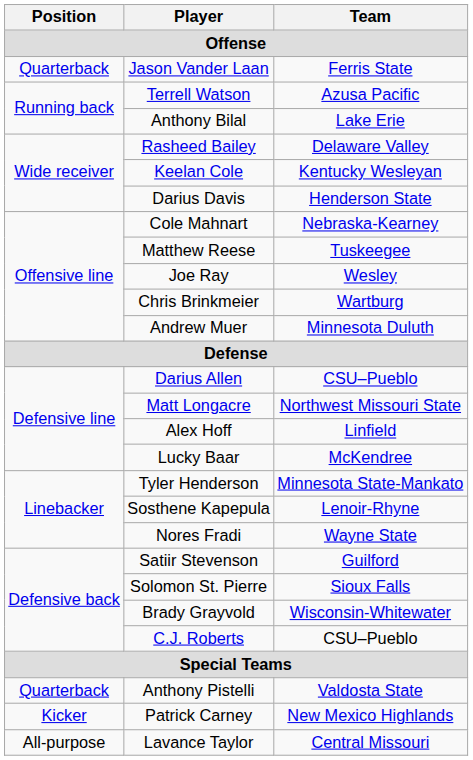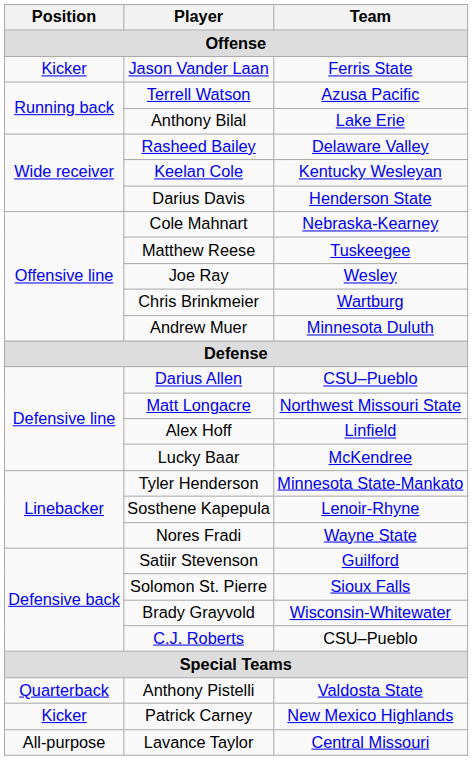(64, 69) Quarterback -> (64, 69) Kicker
